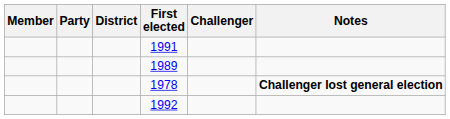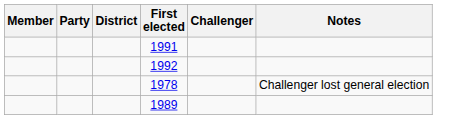rows swapped: (164, 104) <-> (164, 66)
(351, 85) bold -> (344, 85) normal
